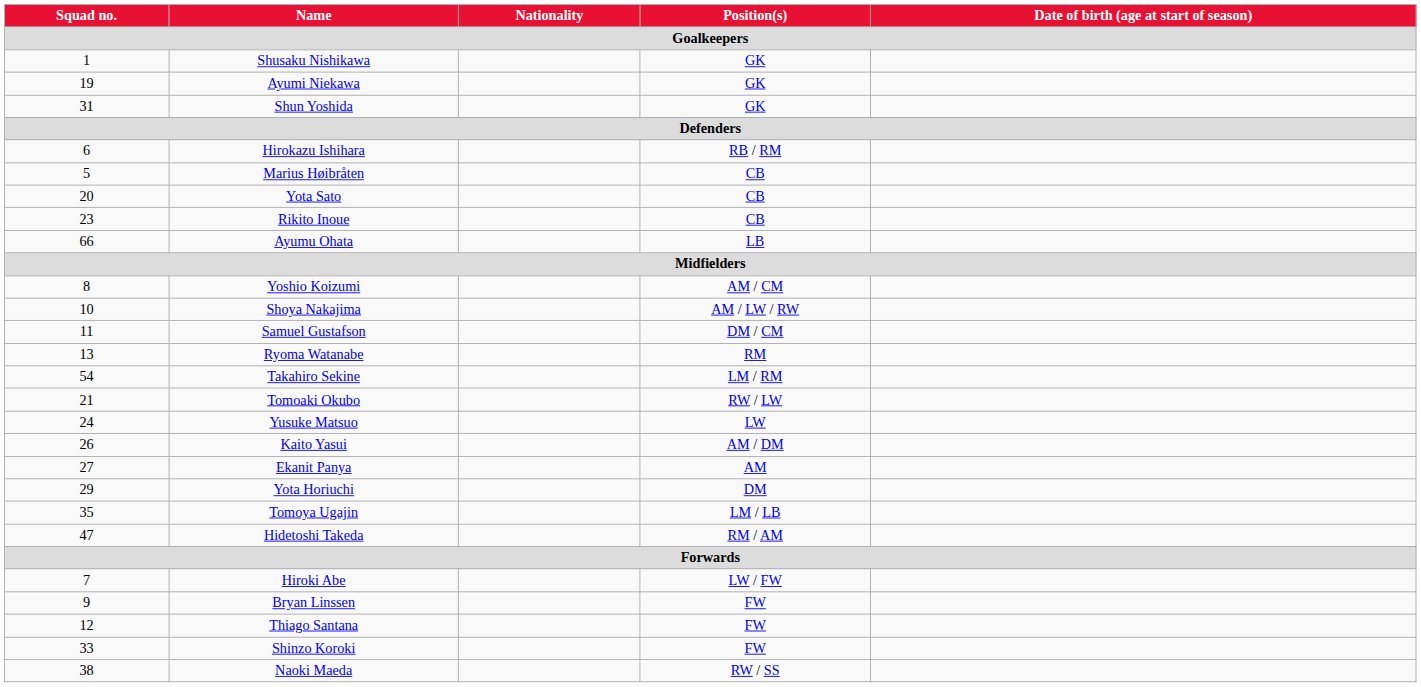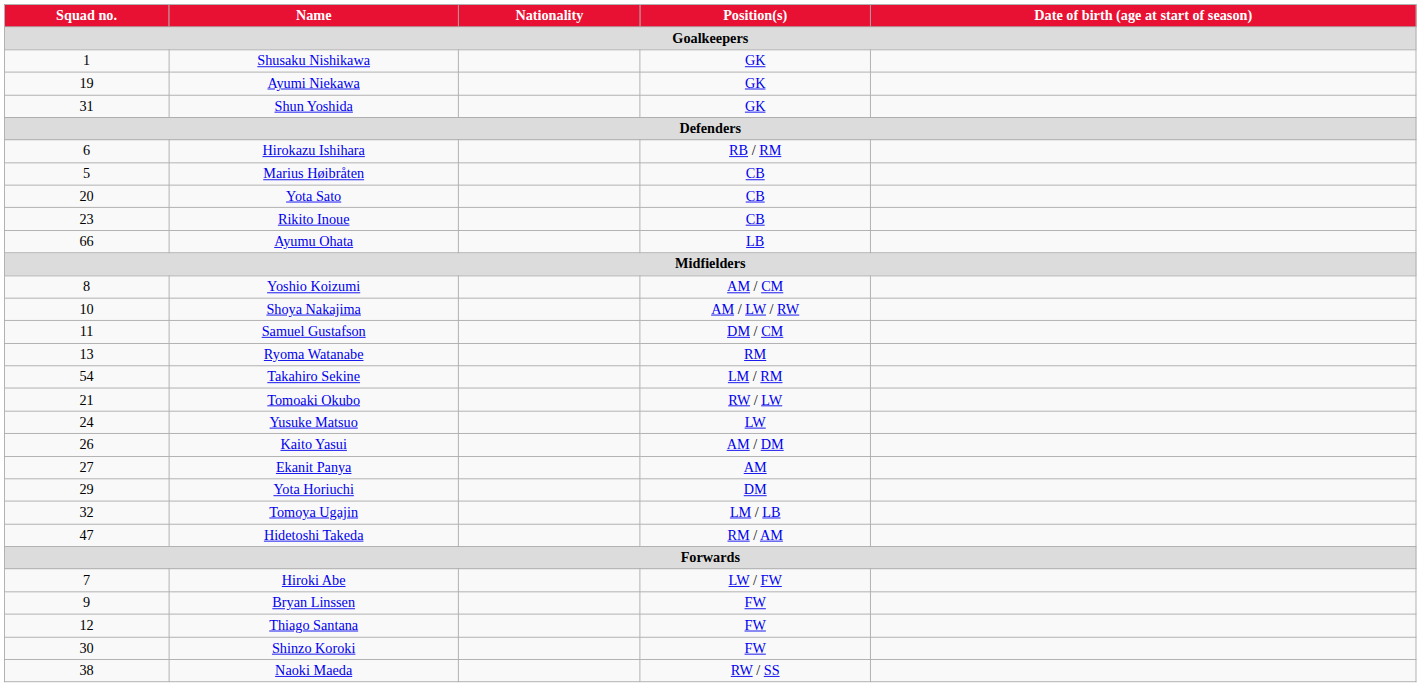(87, 512) 35 -> (87, 512) 32
(87, 648) 33 -> (87, 648) 30
